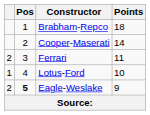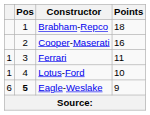(119, 42) 14 -> (119, 42) 16
(9, 58) 2 -> (9, 58) 1
(9, 88) 2 -> (9, 88) 6
